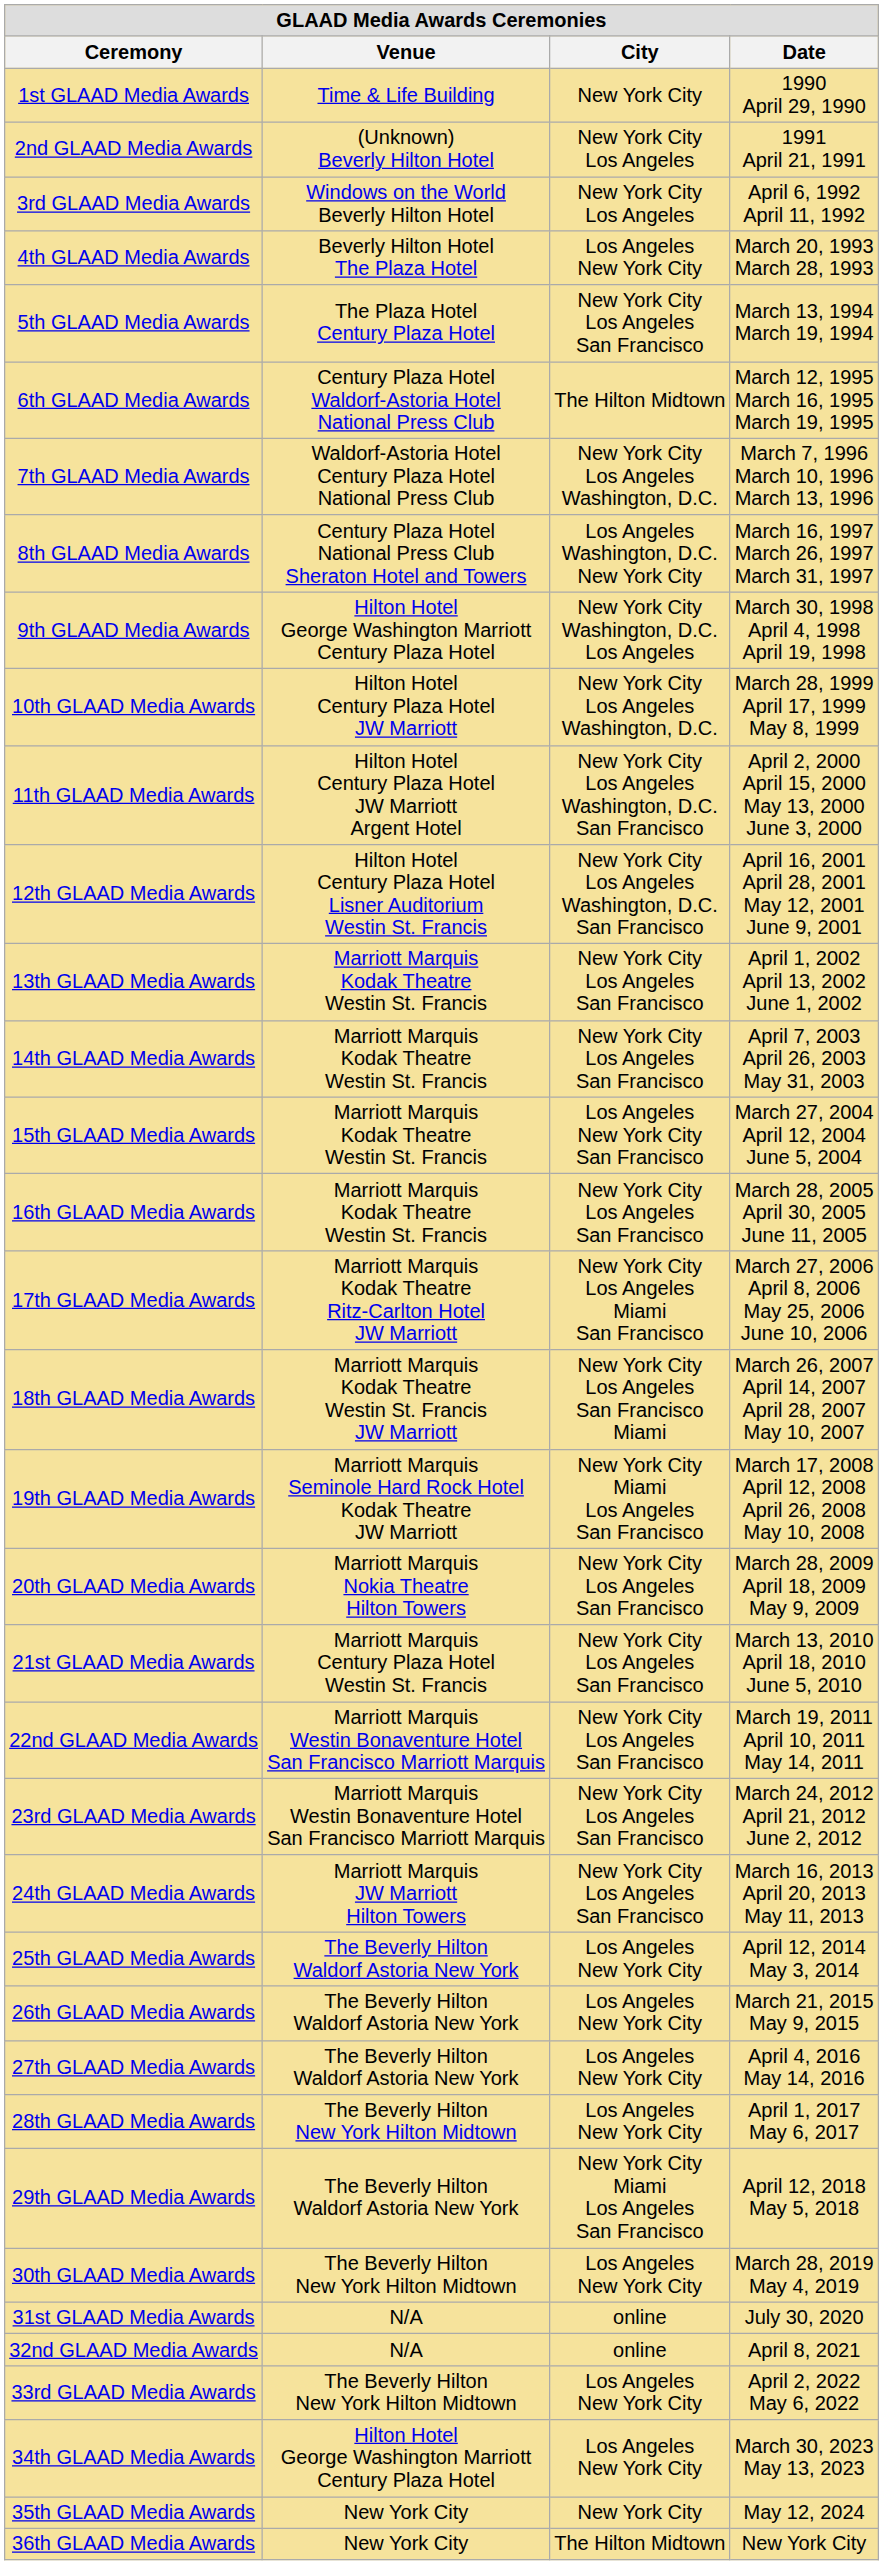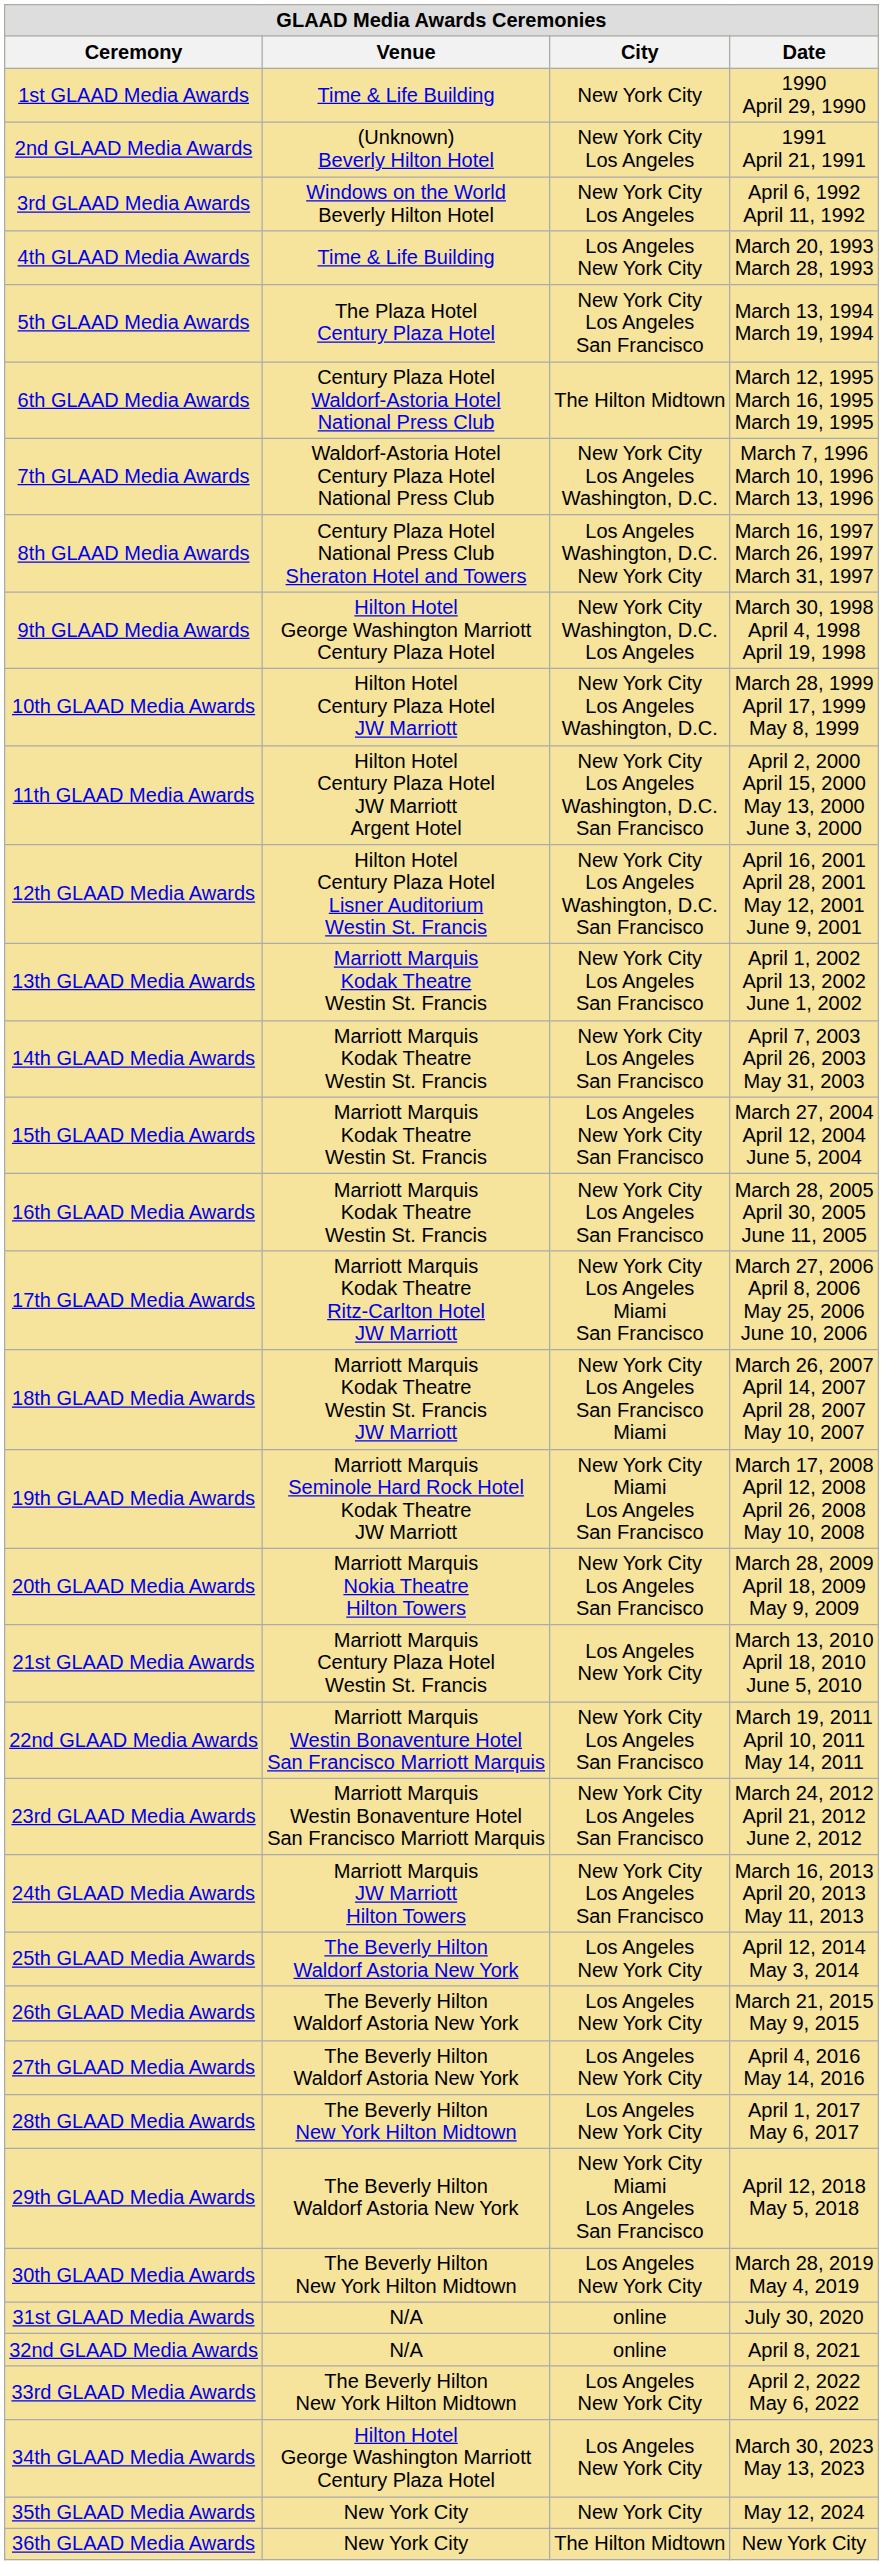(406, 257) Beverly Hilton Hotel The Plaza Hotel -> (406, 257) Time & Life Building
(640, 1663) New York City Los Angeles San Francisco -> (640, 1663) Los Angeles New York City
